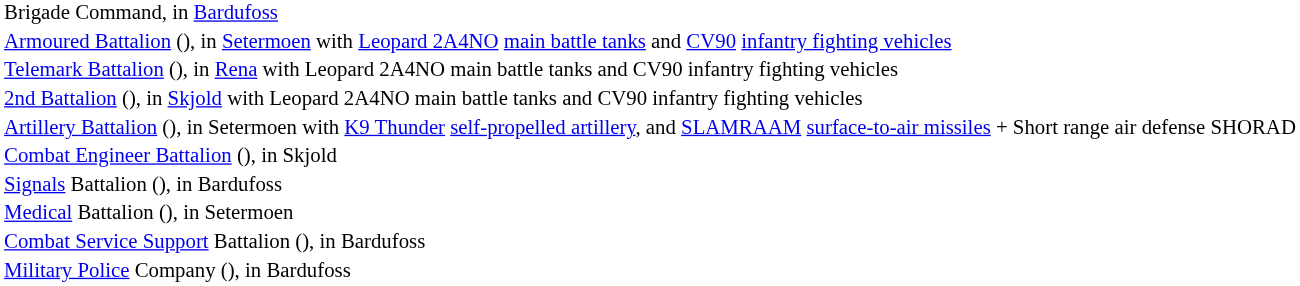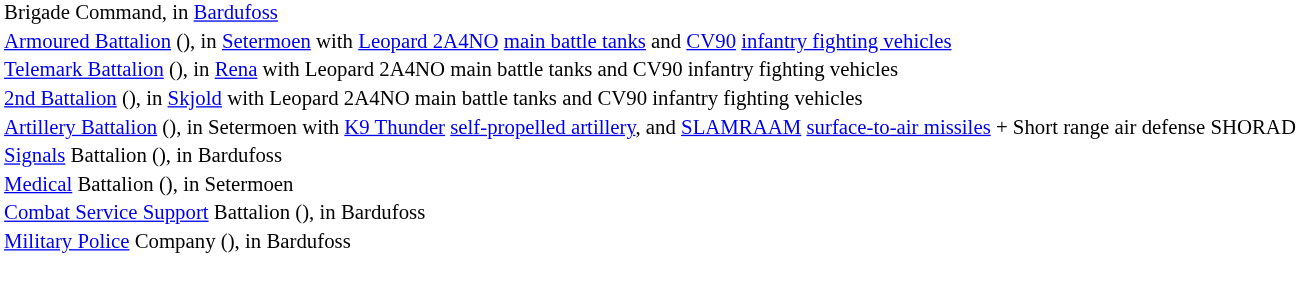- row: (170, 155)
